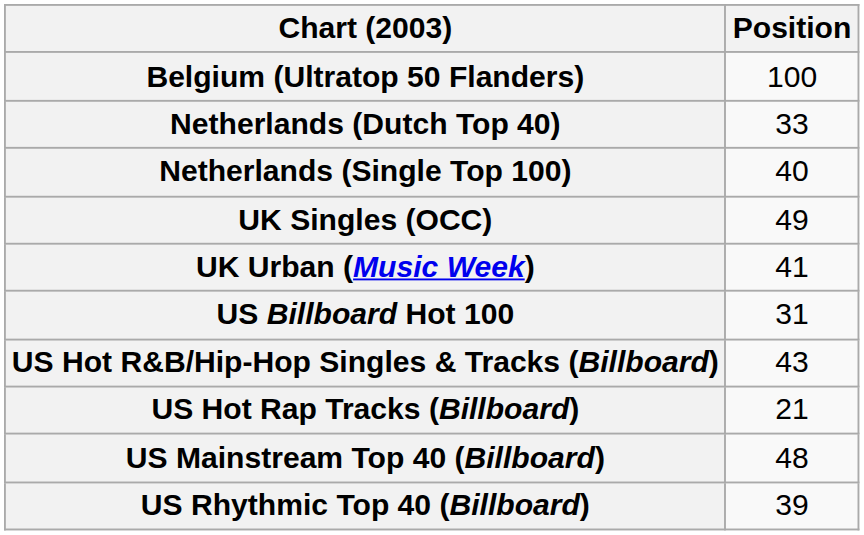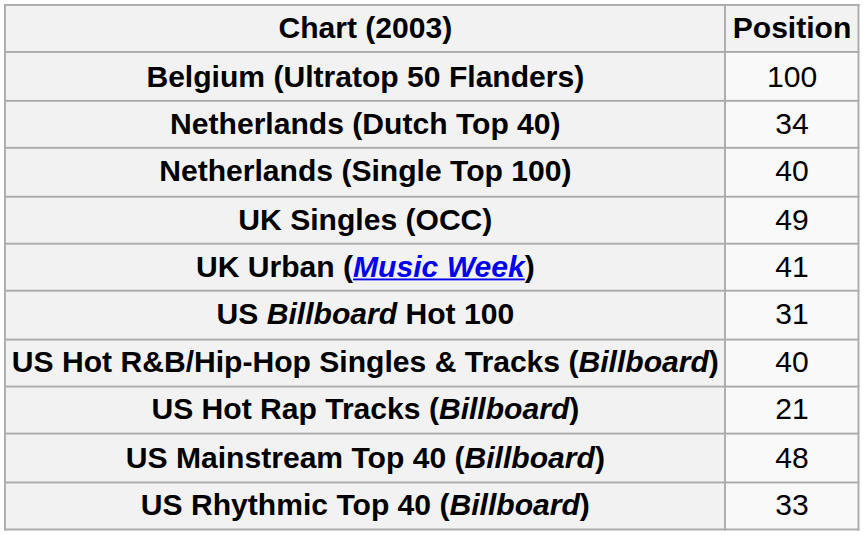(792, 123) 33 -> (792, 123) 34
(792, 362) 43 -> (792, 362) 40
(792, 505) 39 -> (792, 505) 33
